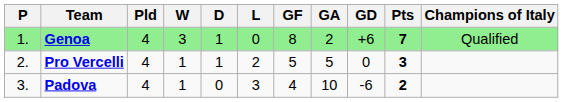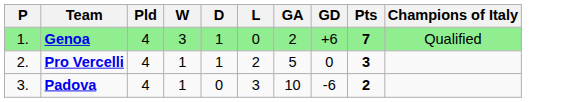- column: (293, 16)
